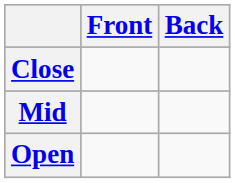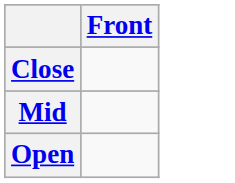- column: (194, 25)
